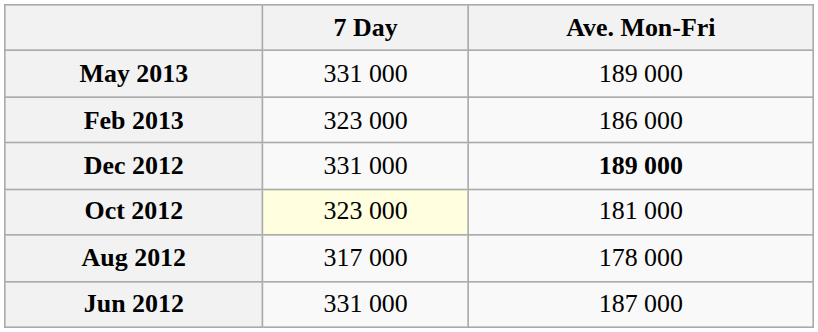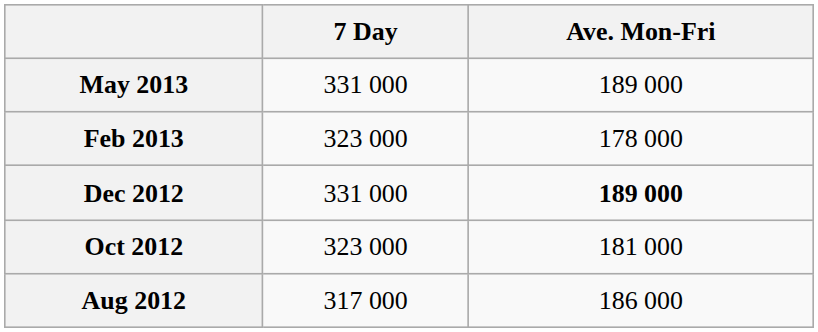(641, 119) 186 000 -> (641, 138) 178 000
(366, 211) lightyellow background -> (366, 246) no background
(641, 257) 178 000 -> (641, 299) 186 000
- row: (134, 303)
